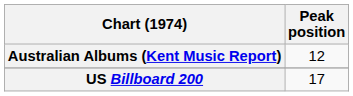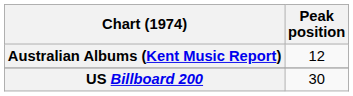(317, 79) 17 -> (317, 79) 30
